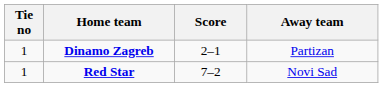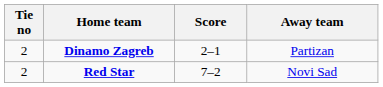(24, 51) 1 -> (24, 51) 2
(24, 72) 1 -> (24, 72) 2
